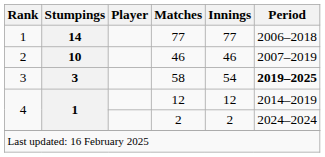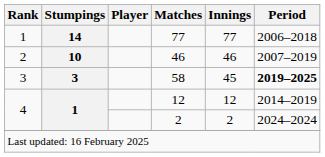(230, 78) 54 -> (230, 78) 45
